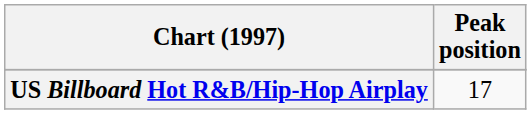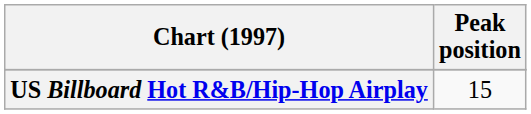(480, 89) 17 -> (480, 89) 15
